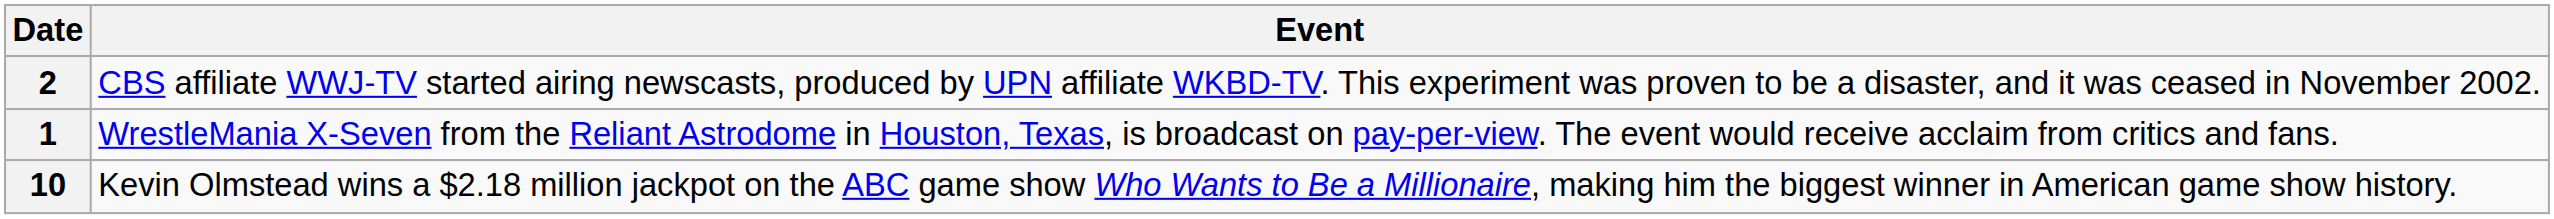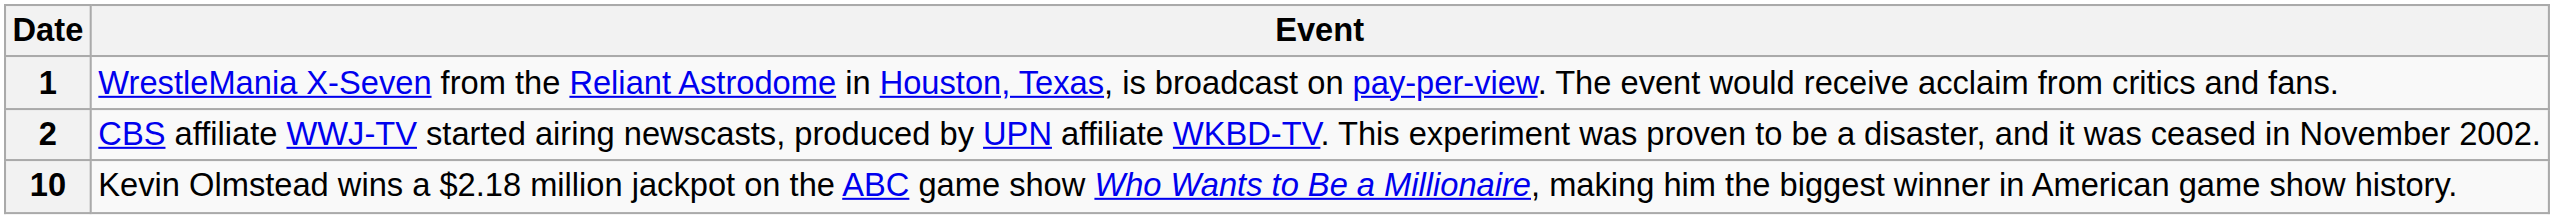rows swapped: (48, 133) <-> (48, 82)
